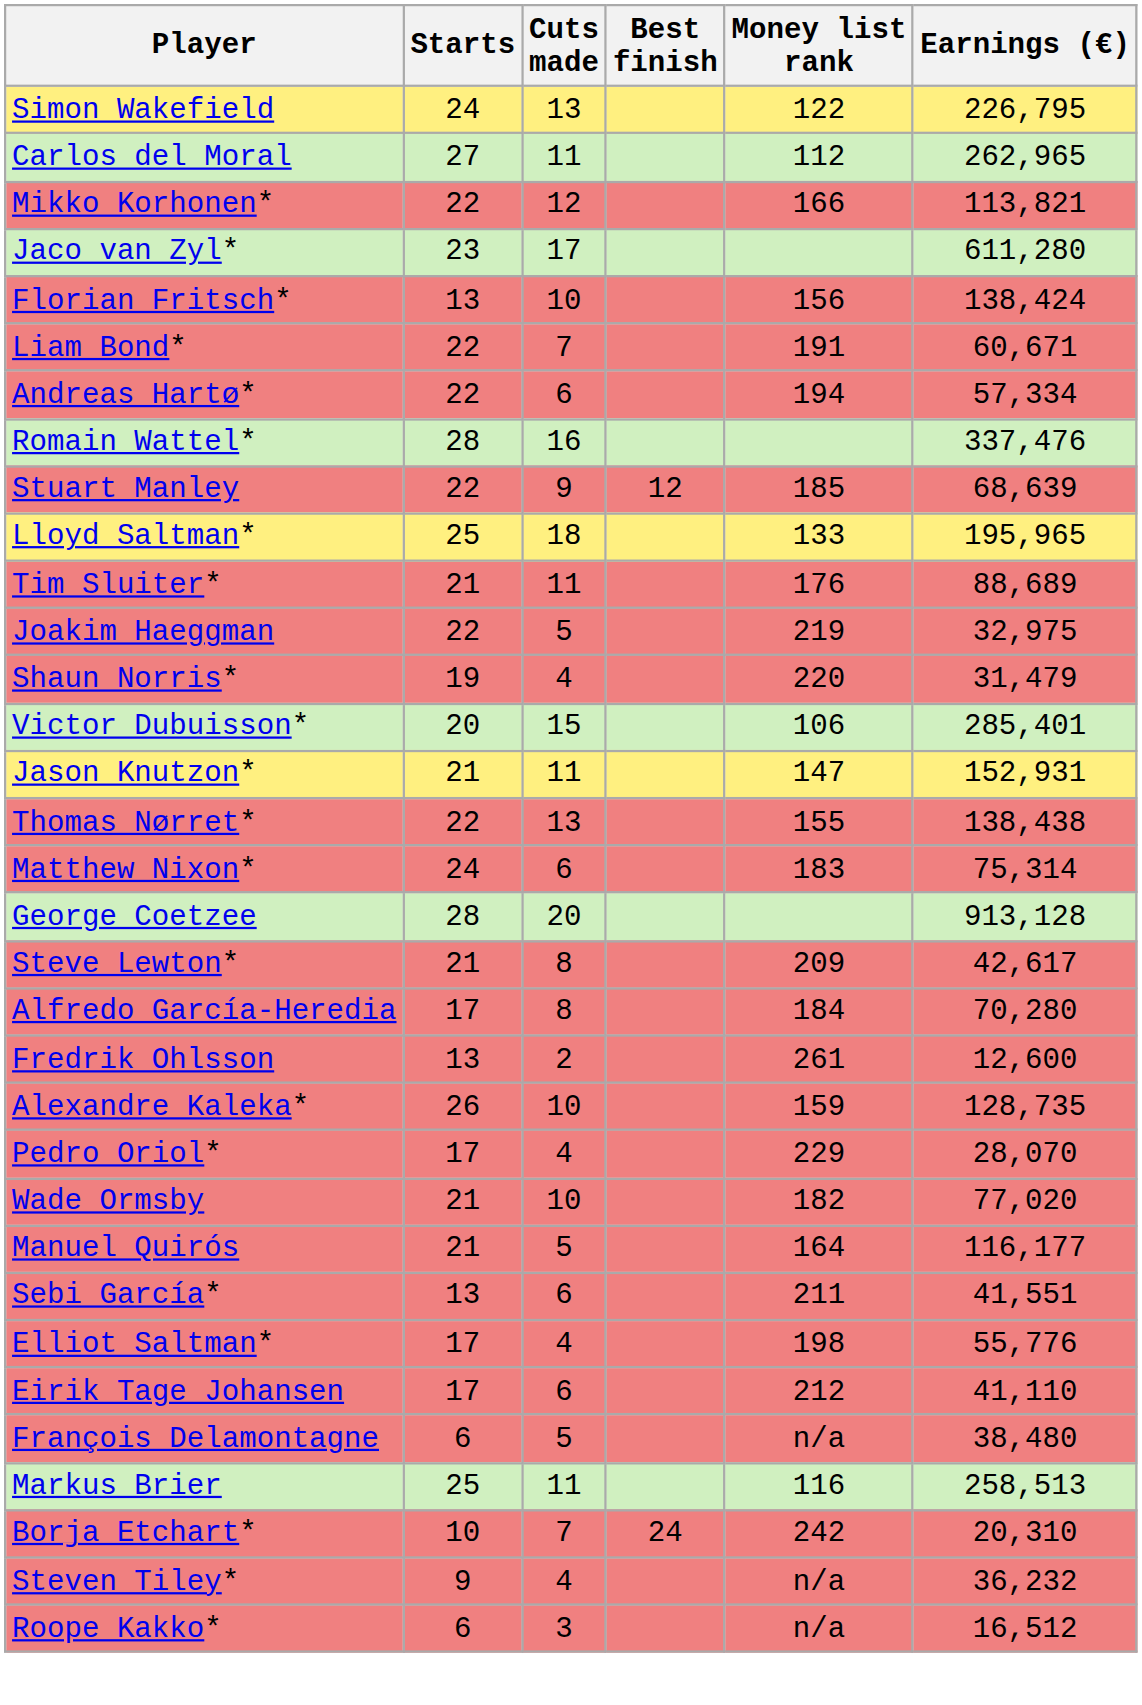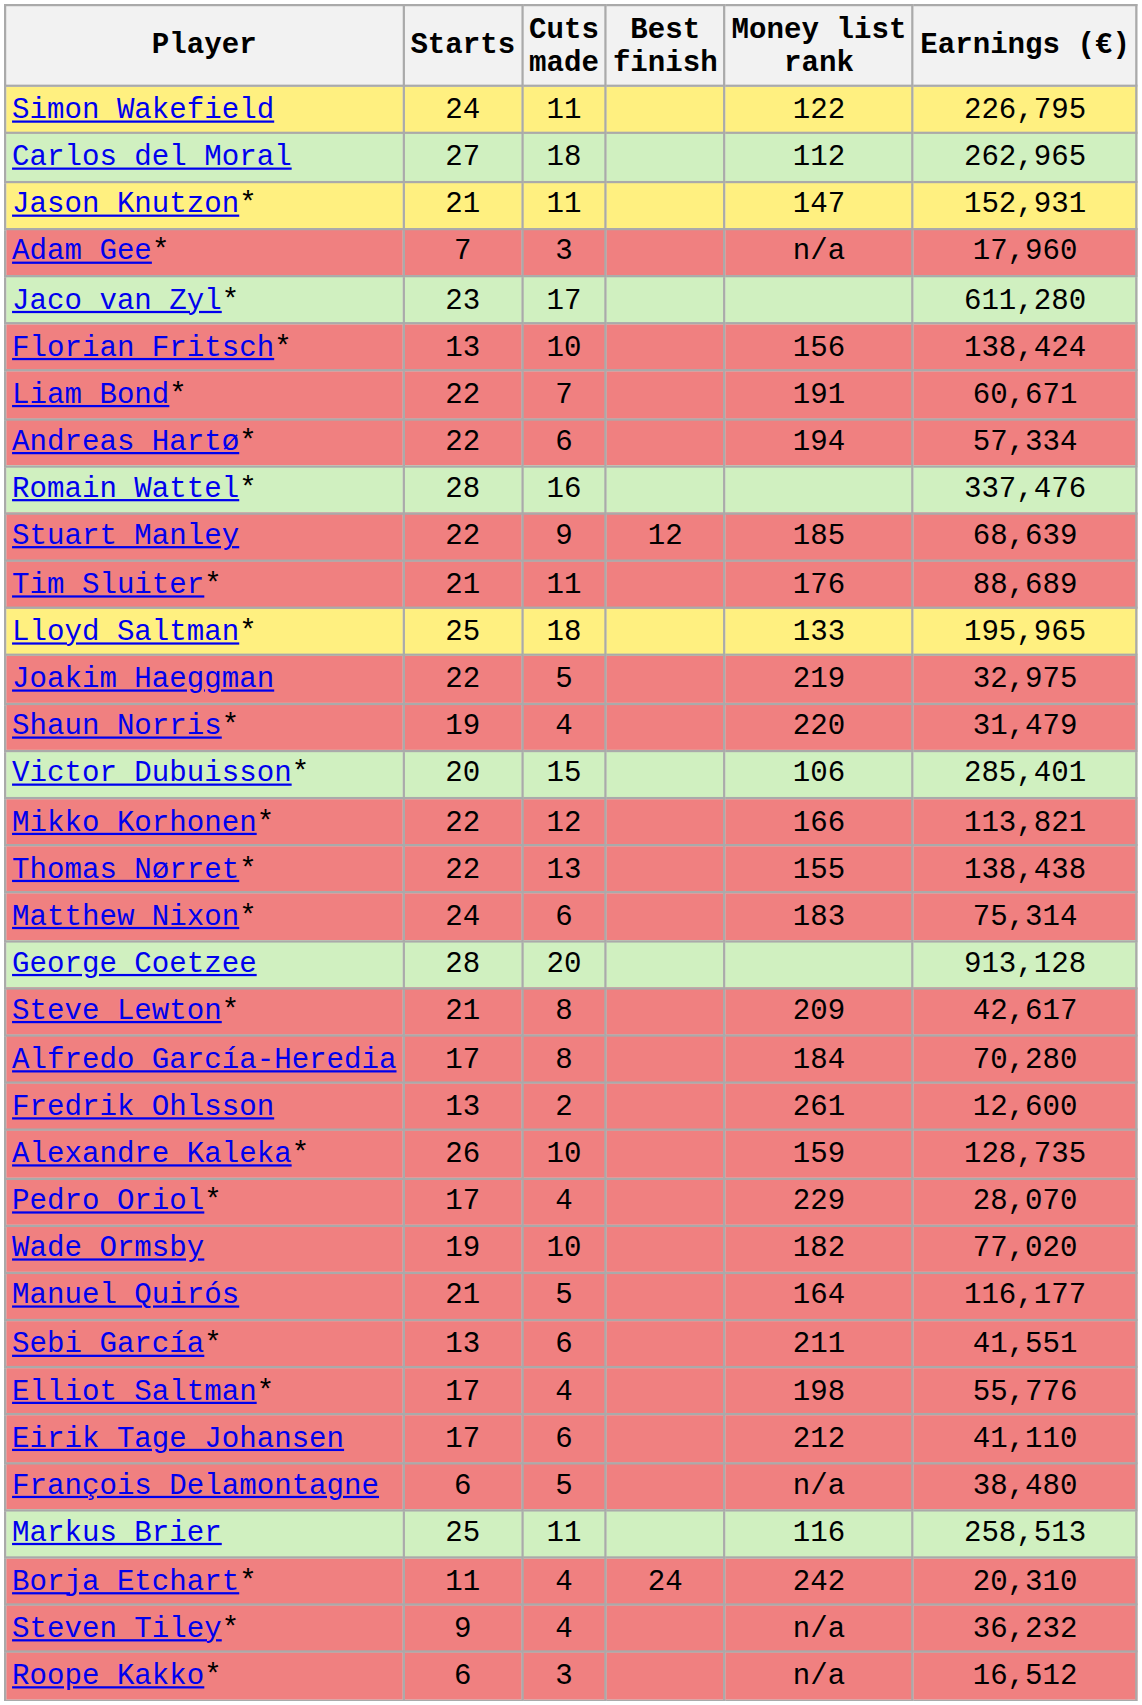(564, 110) 13 -> (564, 110) 11
(564, 157) 11 -> (564, 157) 18
rows swapped: (143, 205) <-> (134, 774)
+ row: (91, 252)
rows swapped: (134, 537) <-> (117, 585)
(463, 1201) 21 -> (463, 1249) 19
(463, 1534) 10 -> (463, 1581) 11
(564, 1534) 7 -> (564, 1581) 4
